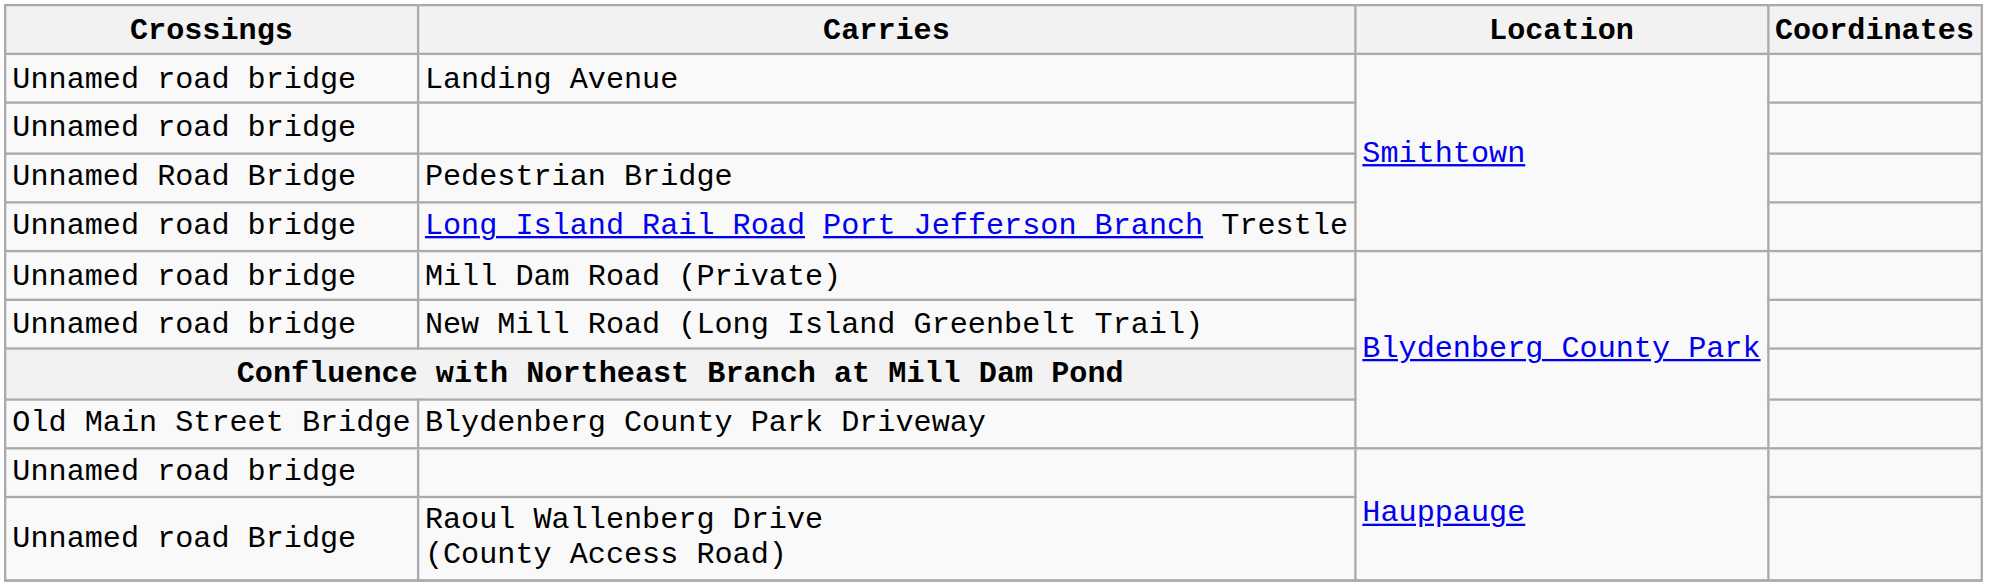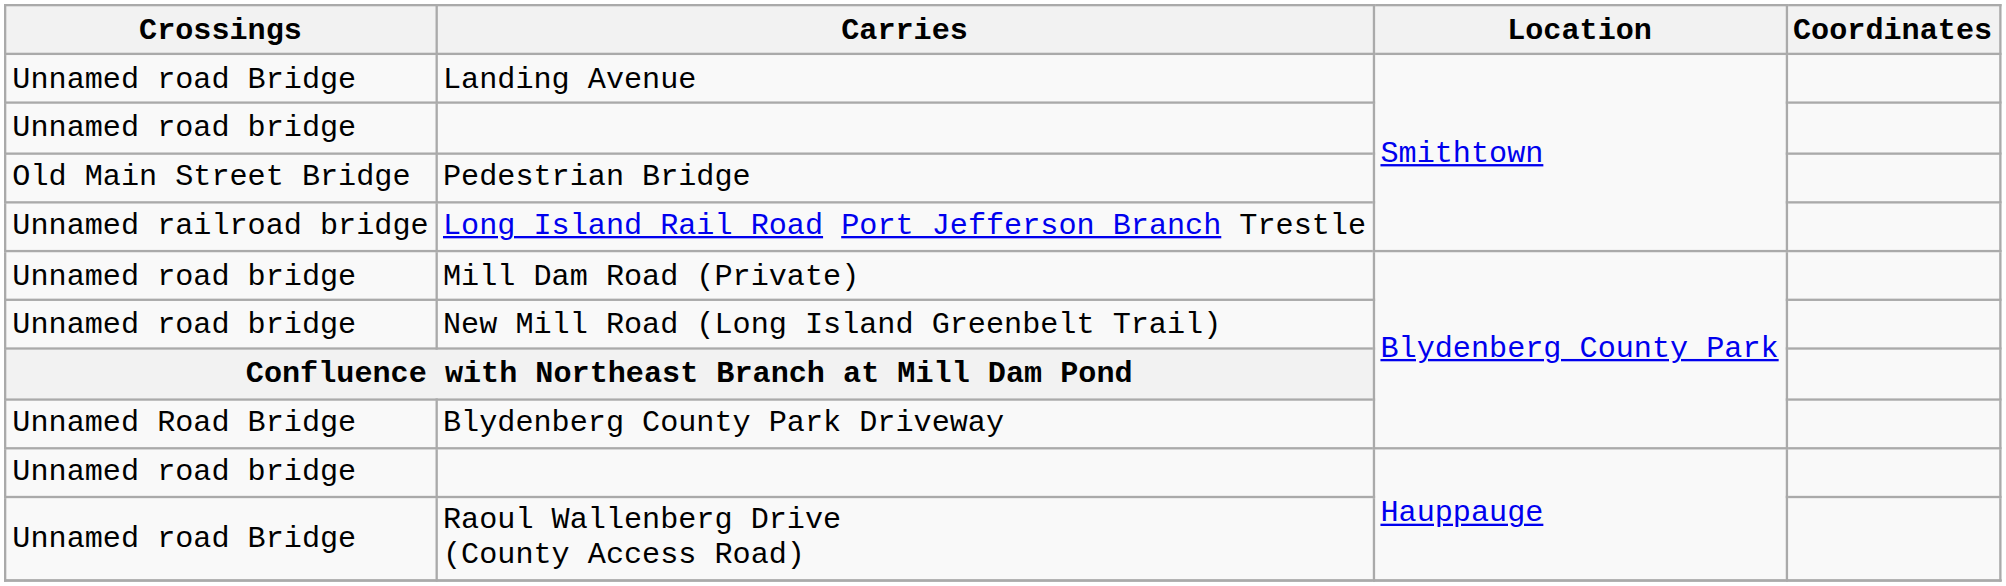(184, 79) Unnamed road bridge -> (184, 79) Unnamed road Bridge
(184, 177) Unnamed Road Bridge -> (211, 177) Old Main Street Bridge
(184, 226) Unnamed road bridge -> (220, 226) Unnamed railroad bridge
(211, 423) Old Main Street Bridge -> (184, 423) Unnamed Road Bridge
